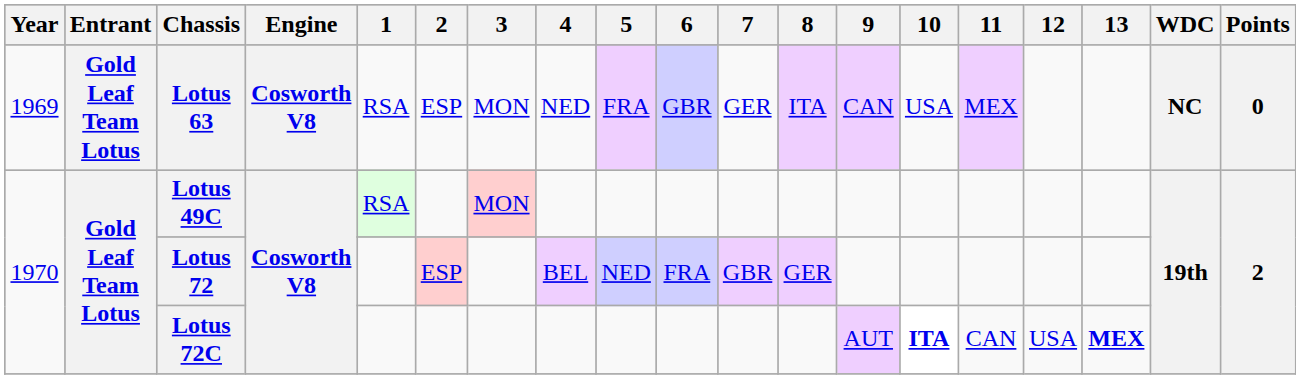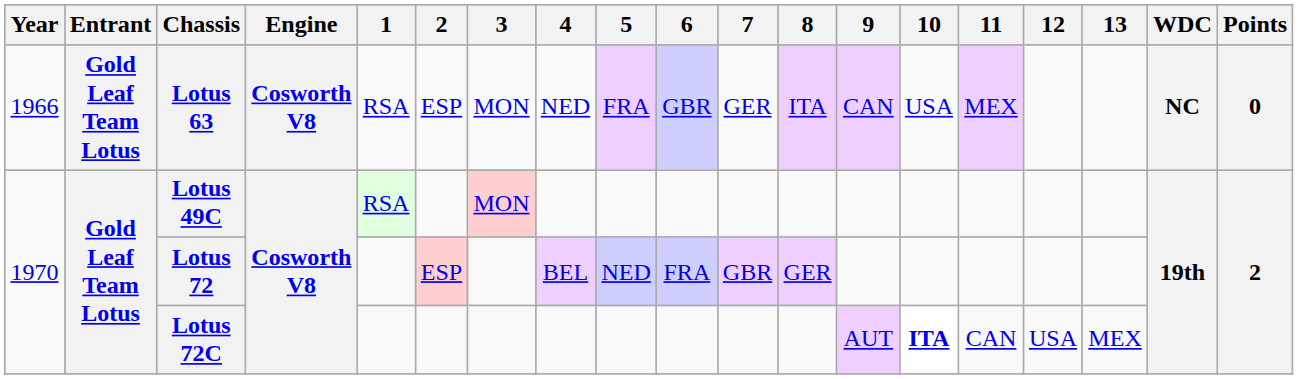(35, 106) 1969 -> (35, 106) 1966
(1116, 339) bold -> (1115, 339) normal
